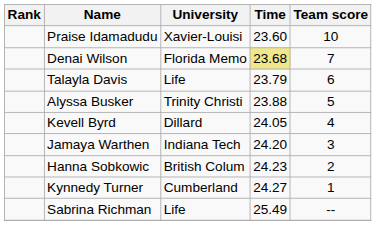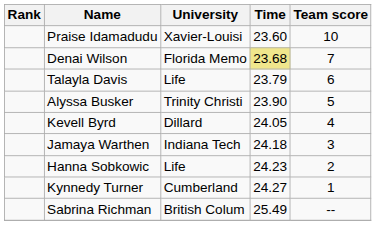(270, 101) 23.88 -> (270, 101) 23.90
(270, 144) 24.20 -> (270, 144) 24.18
(204, 166) British Colum -> (175, 166) Life
(175, 209) Life -> (204, 209) British Colum
